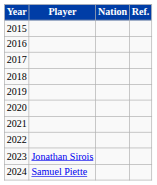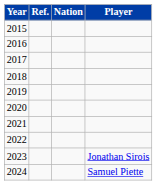columns swapped: (62, 12) <-> (141, 12)
